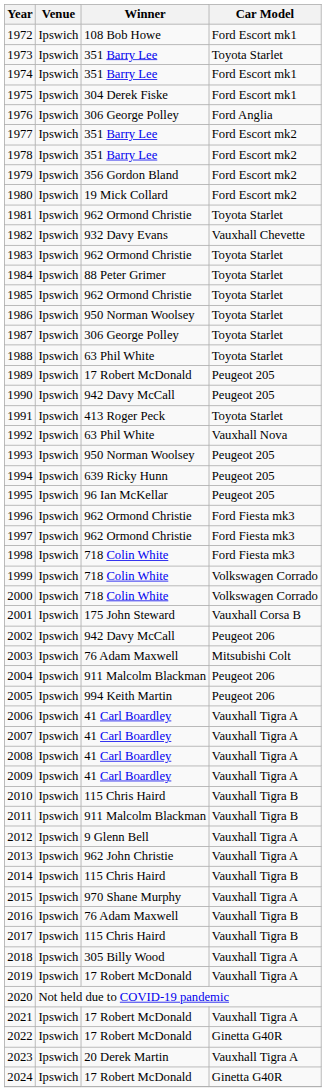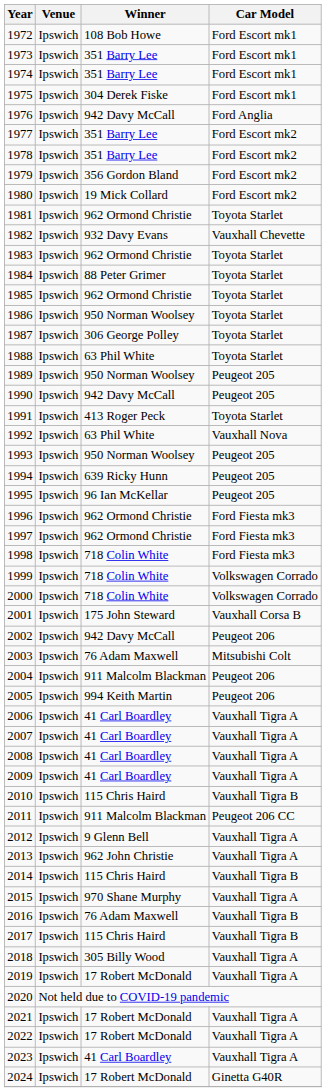(247, 54) Toyota Starlet -> (254, 54) Ford Escort mk1
(132, 114) 306 George Polley -> (130, 114) 942 Davy McCall
(138, 375) 17 Robert McDonald -> (139, 375) 950 Norman Woolsey
(255, 816) Vauxhall Tigra B -> (253, 816) Peugeot 206 CC
(247, 1036) Ginetta G40R -> (255, 1036) Vauxhall Tigra A
(126, 1056) 20 Derek Martin -> (128, 1056) 41 Carl Boardley
